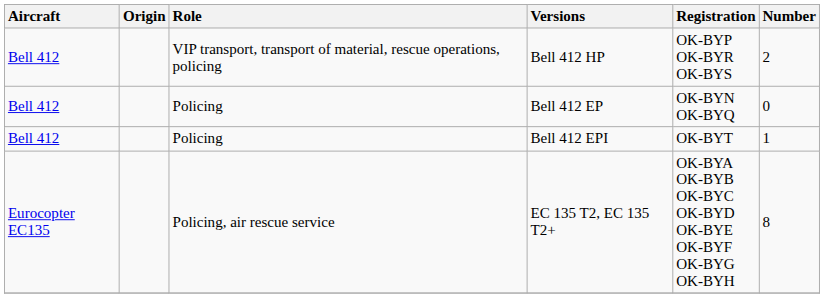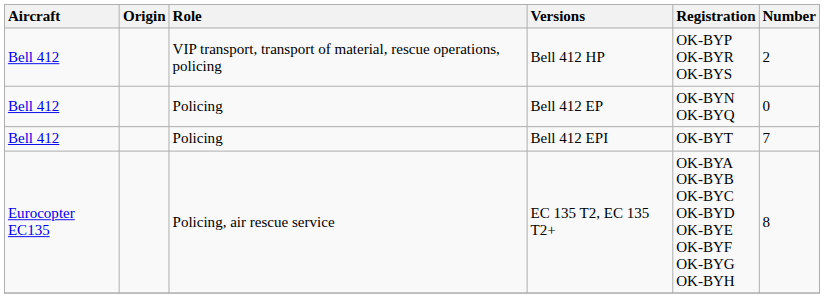(766, 138) 1 -> (766, 138) 7
